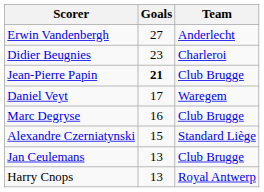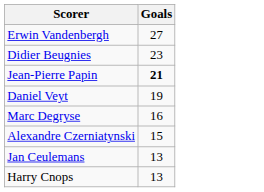- column: (217, 14)
(157, 95) 17 -> (157, 95) 19
